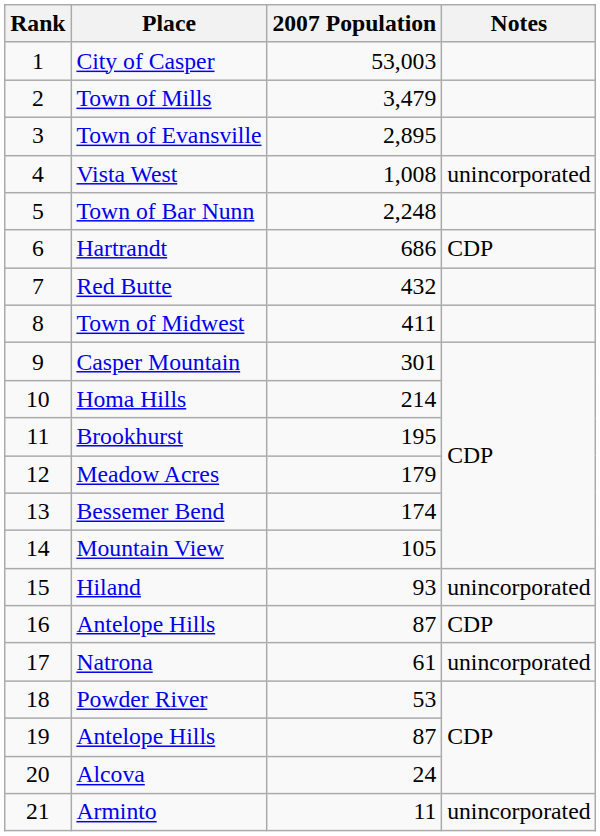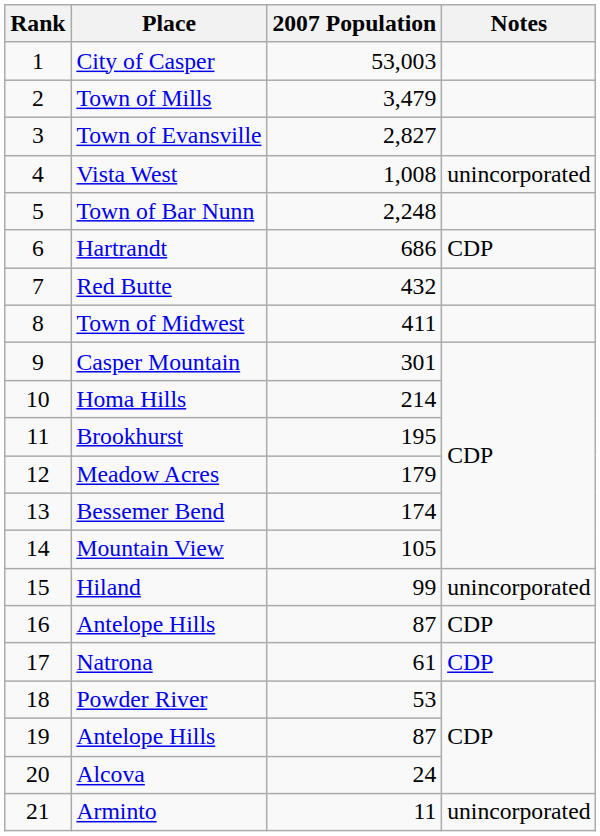(410, 135) 2,895 -> (410, 135) 2,827
(424, 586) 93 -> (424, 586) 99
(519, 661) unincorporated -> (470, 661) CDP
